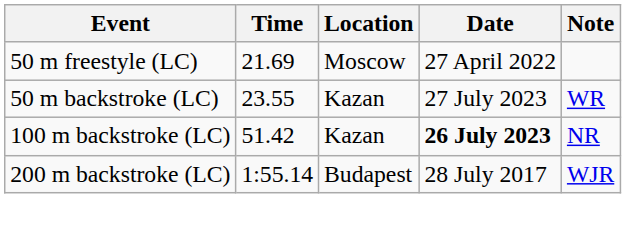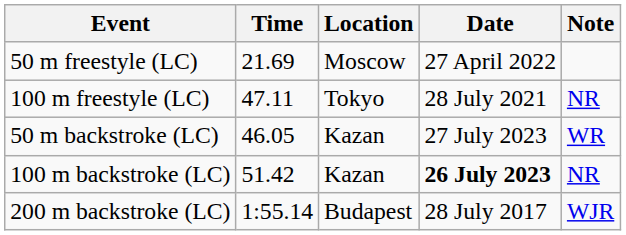+ row: (110, 98)
(268, 98) 23.55 -> (268, 135) 46.05
